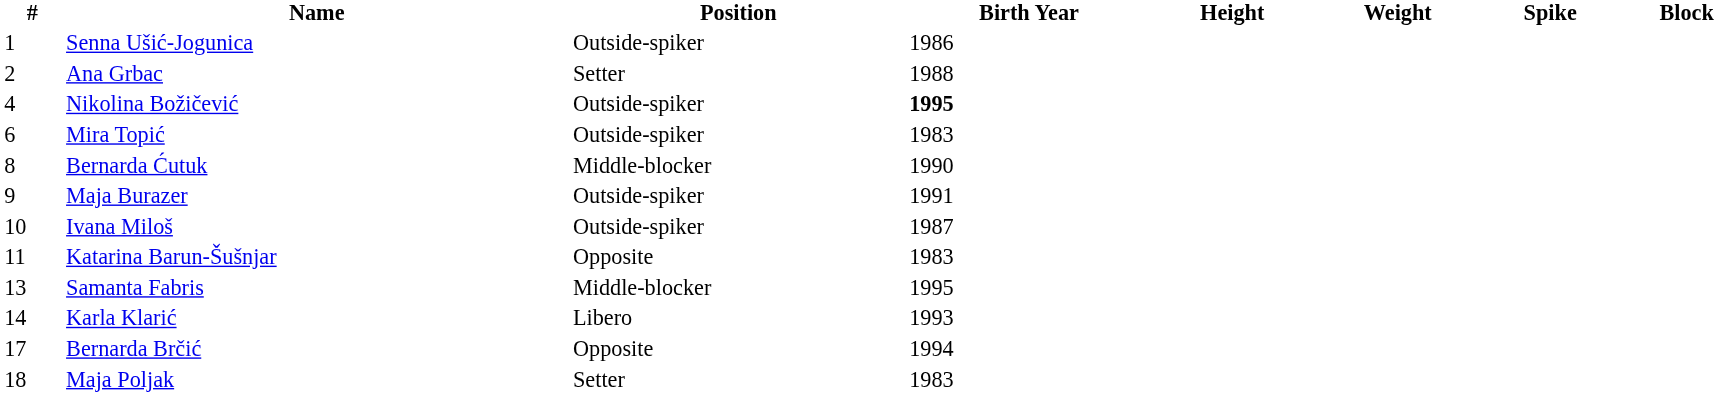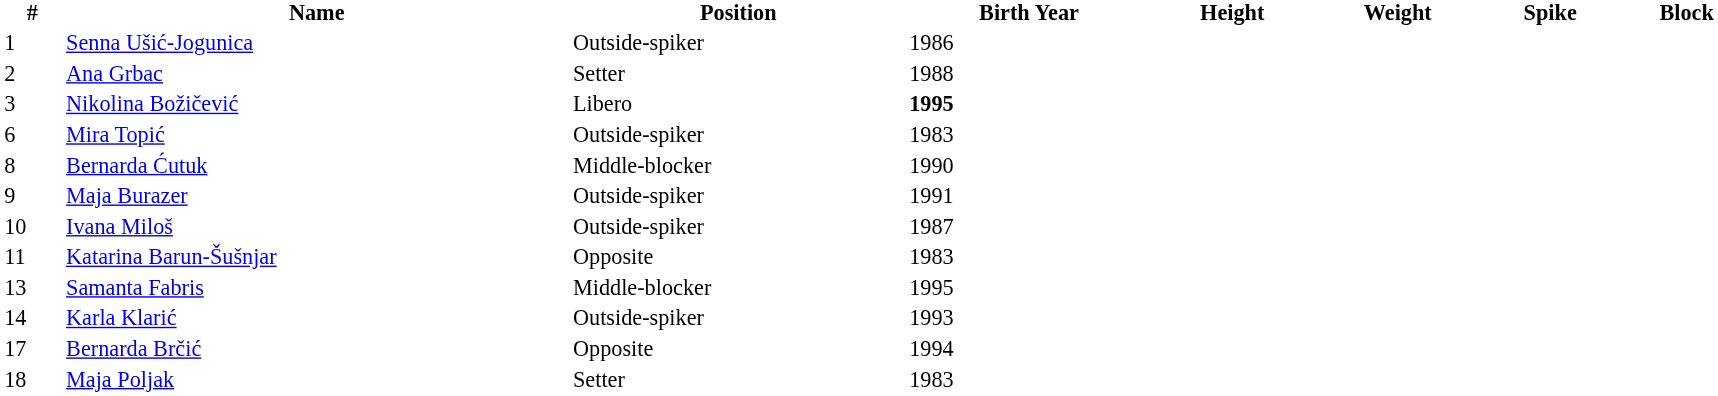(10, 104) 4 -> (10, 104) 3
(638, 104) Outside-spiker -> (603, 104) Libero
(603, 318) Libero -> (638, 318) Outside-spiker
